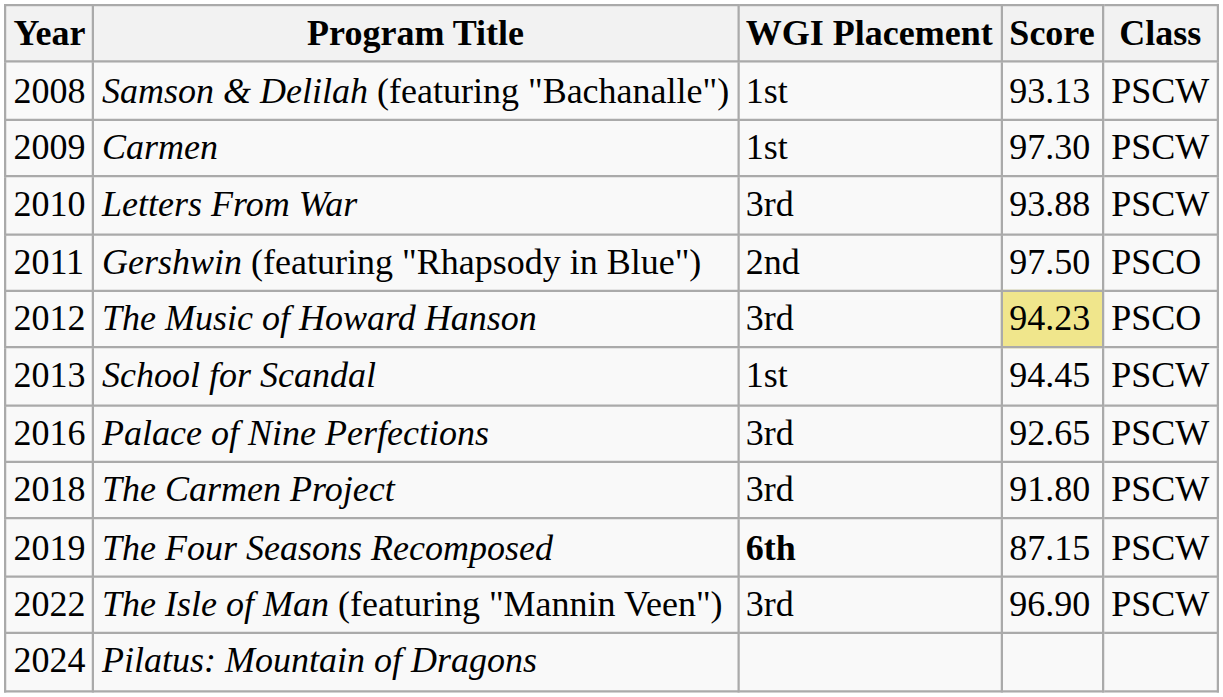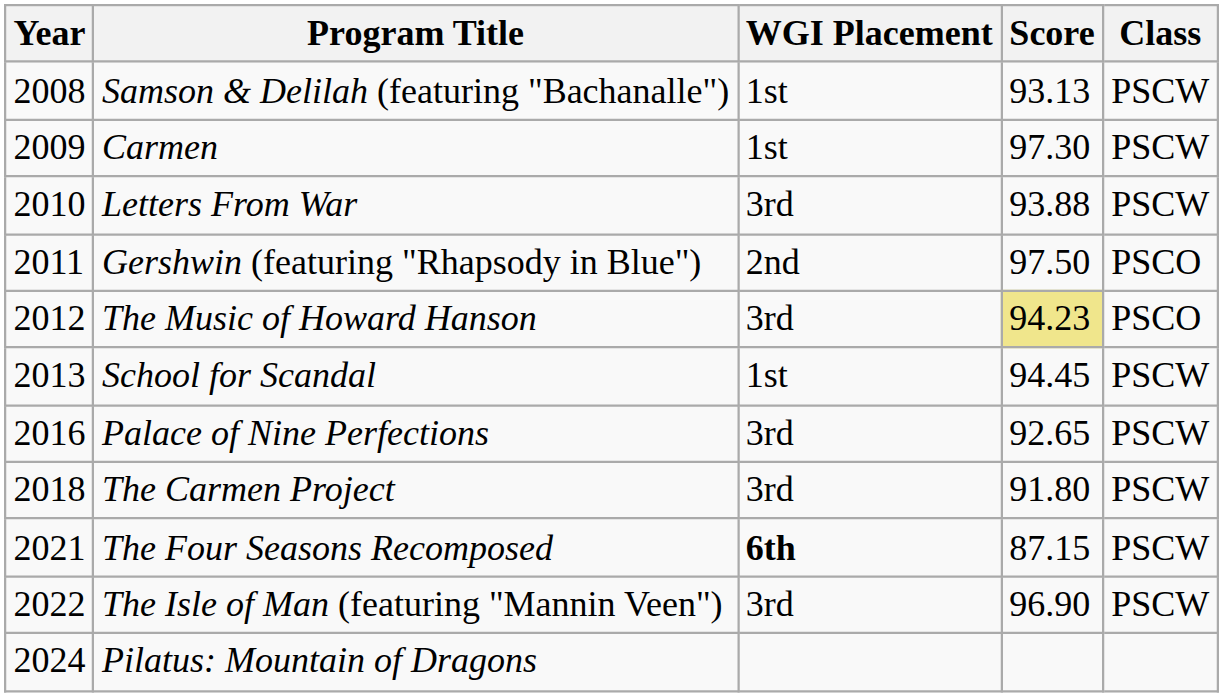(49, 546) 2019 -> (49, 546) 2021
